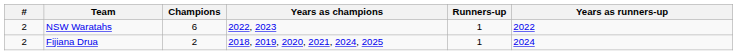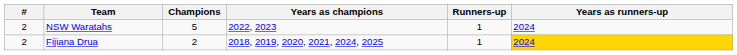(194, 27) 6 -> (194, 27) 5
(524, 27) 2022 -> (524, 27) 2024
(524, 42) no background -> (524, 42) gold background
